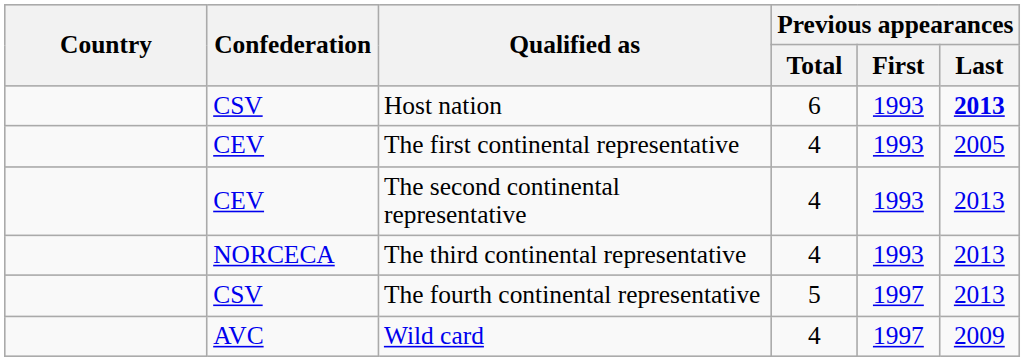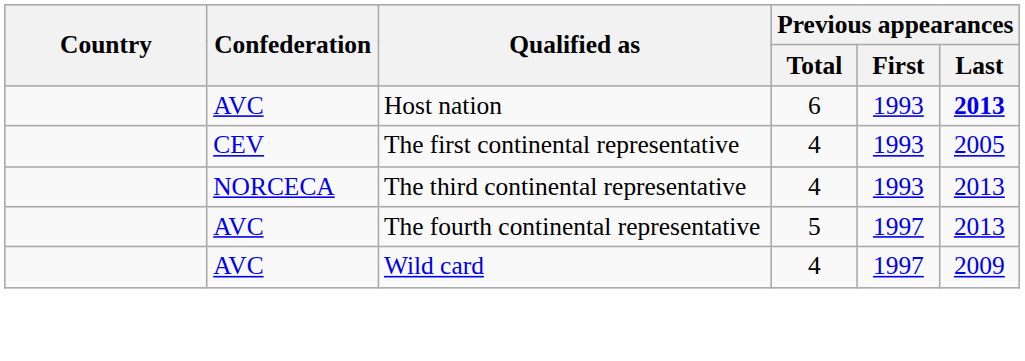(238, 105) CSV -> (238, 105) AVC
- row: (502, 200)
(238, 295) CSV -> (238, 226) AVC
